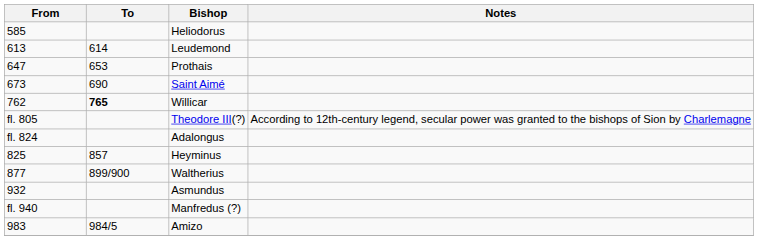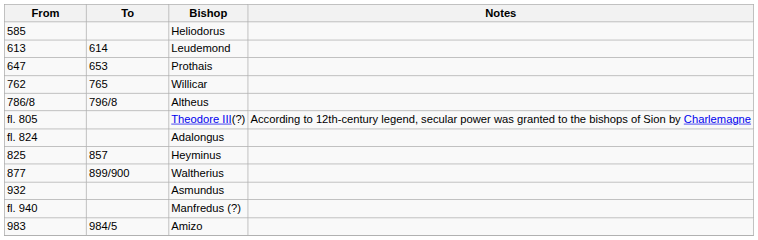- row: (198, 84)
(98, 102) bold -> (98, 84) normal
+ row: (190, 102)
